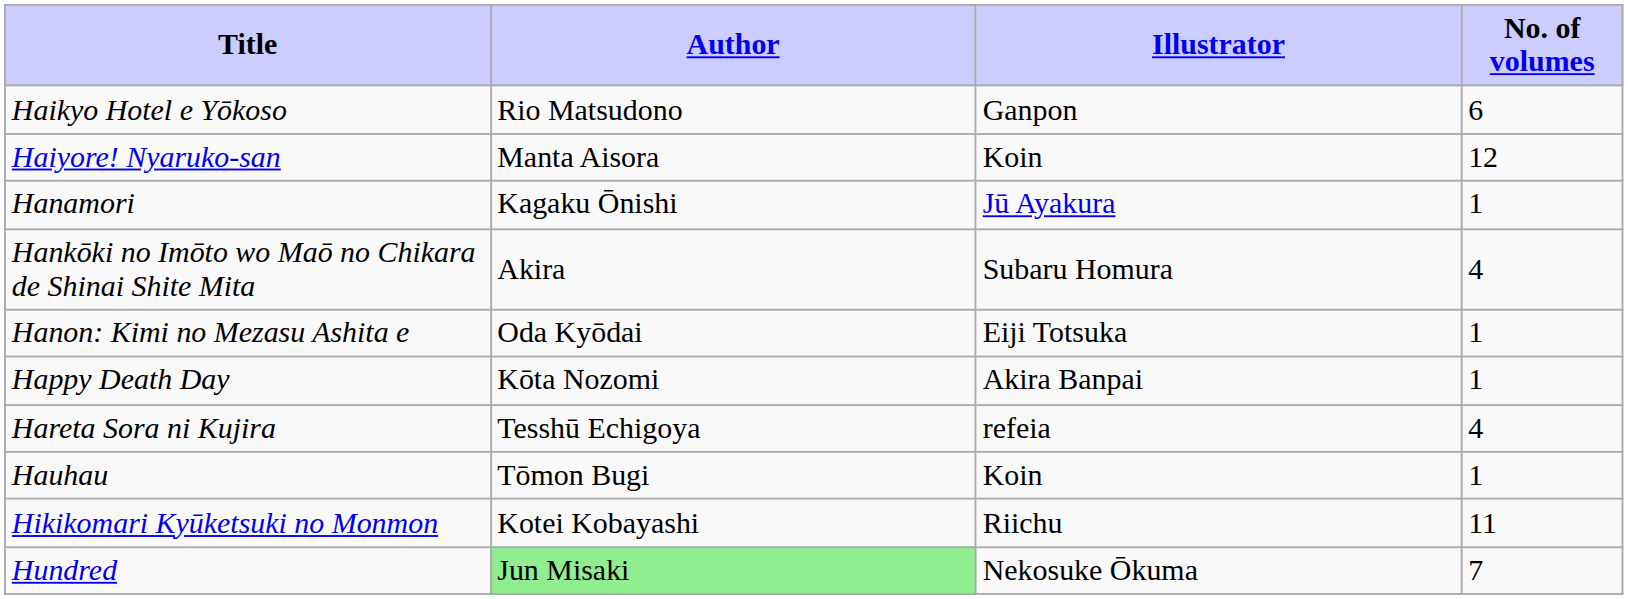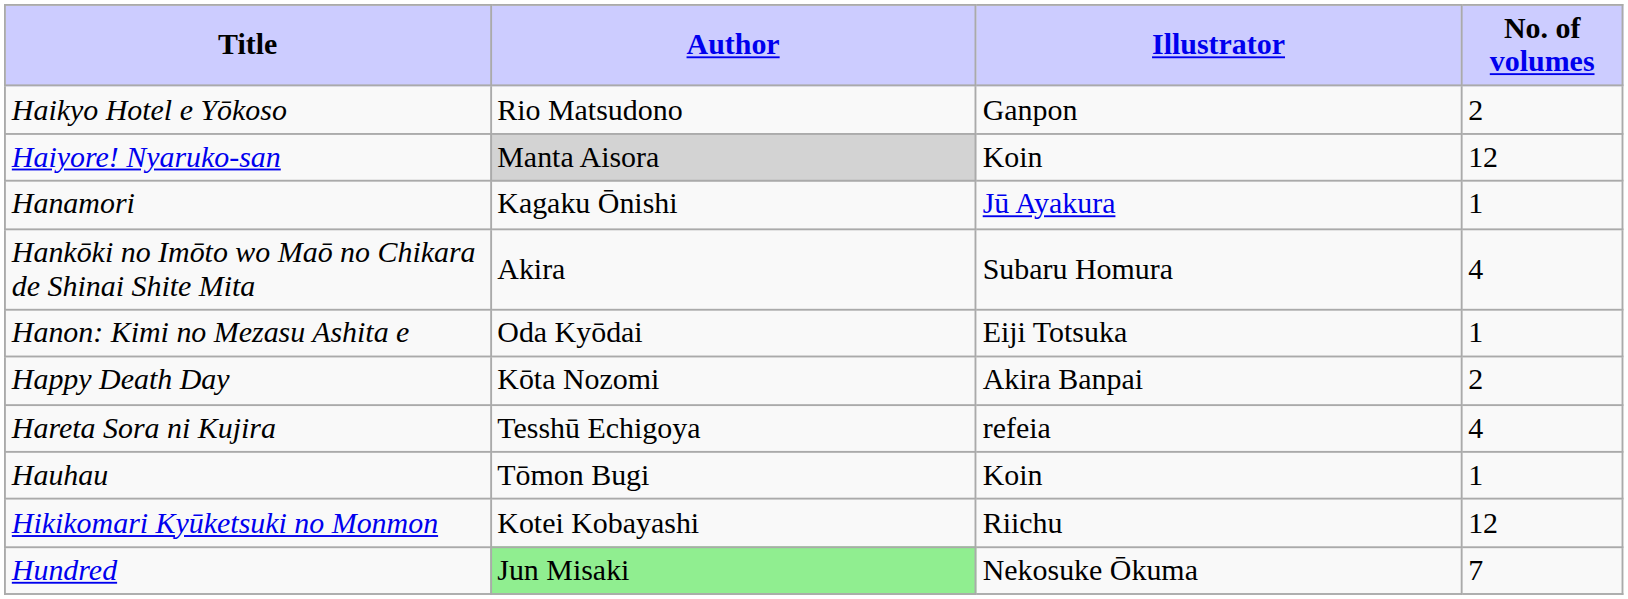(1476, 109) 6 -> (1476, 109) 2
(578, 156) no background -> (578, 156) lightgrey background
(1476, 380) 1 -> (1476, 380) 2
(1483, 522) 11 -> (1483, 522) 12
